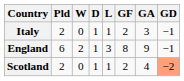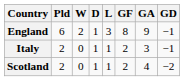rows swapped: (28, 48) <-> (28, 31)
(168, 66) lightsalmon background -> (168, 66) no background
